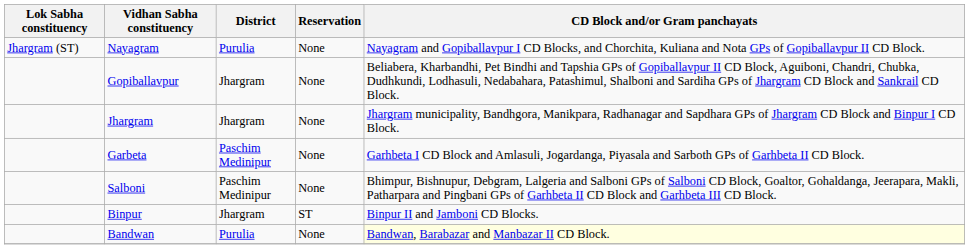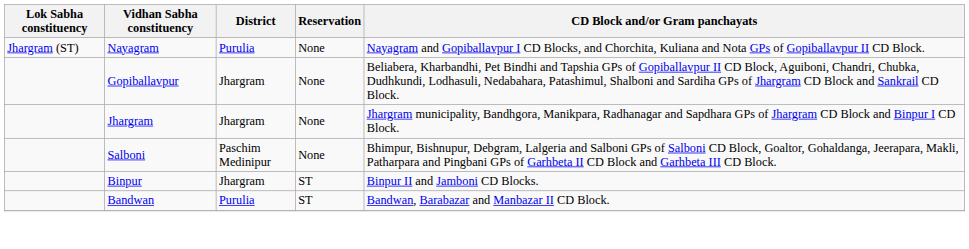- row: (127, 154)
(311, 234) None -> (305, 200) ST
(488, 234) lightyellow background -> (488, 200) no background
